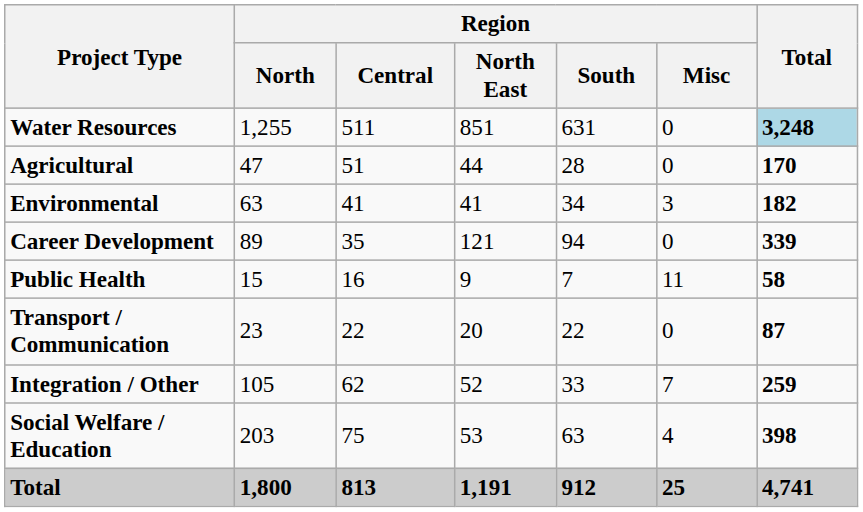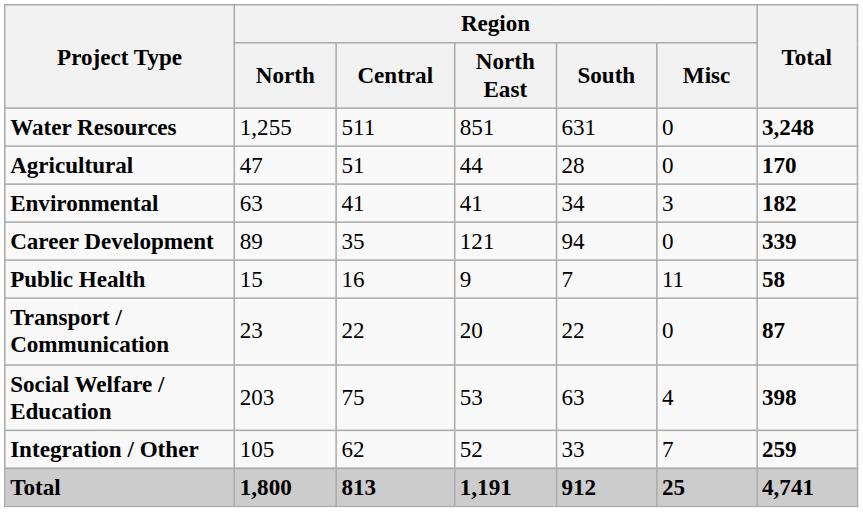(788, 127) lightblue background -> (788, 127) no background
rows swapped: (87, 434) <-> (104, 383)
